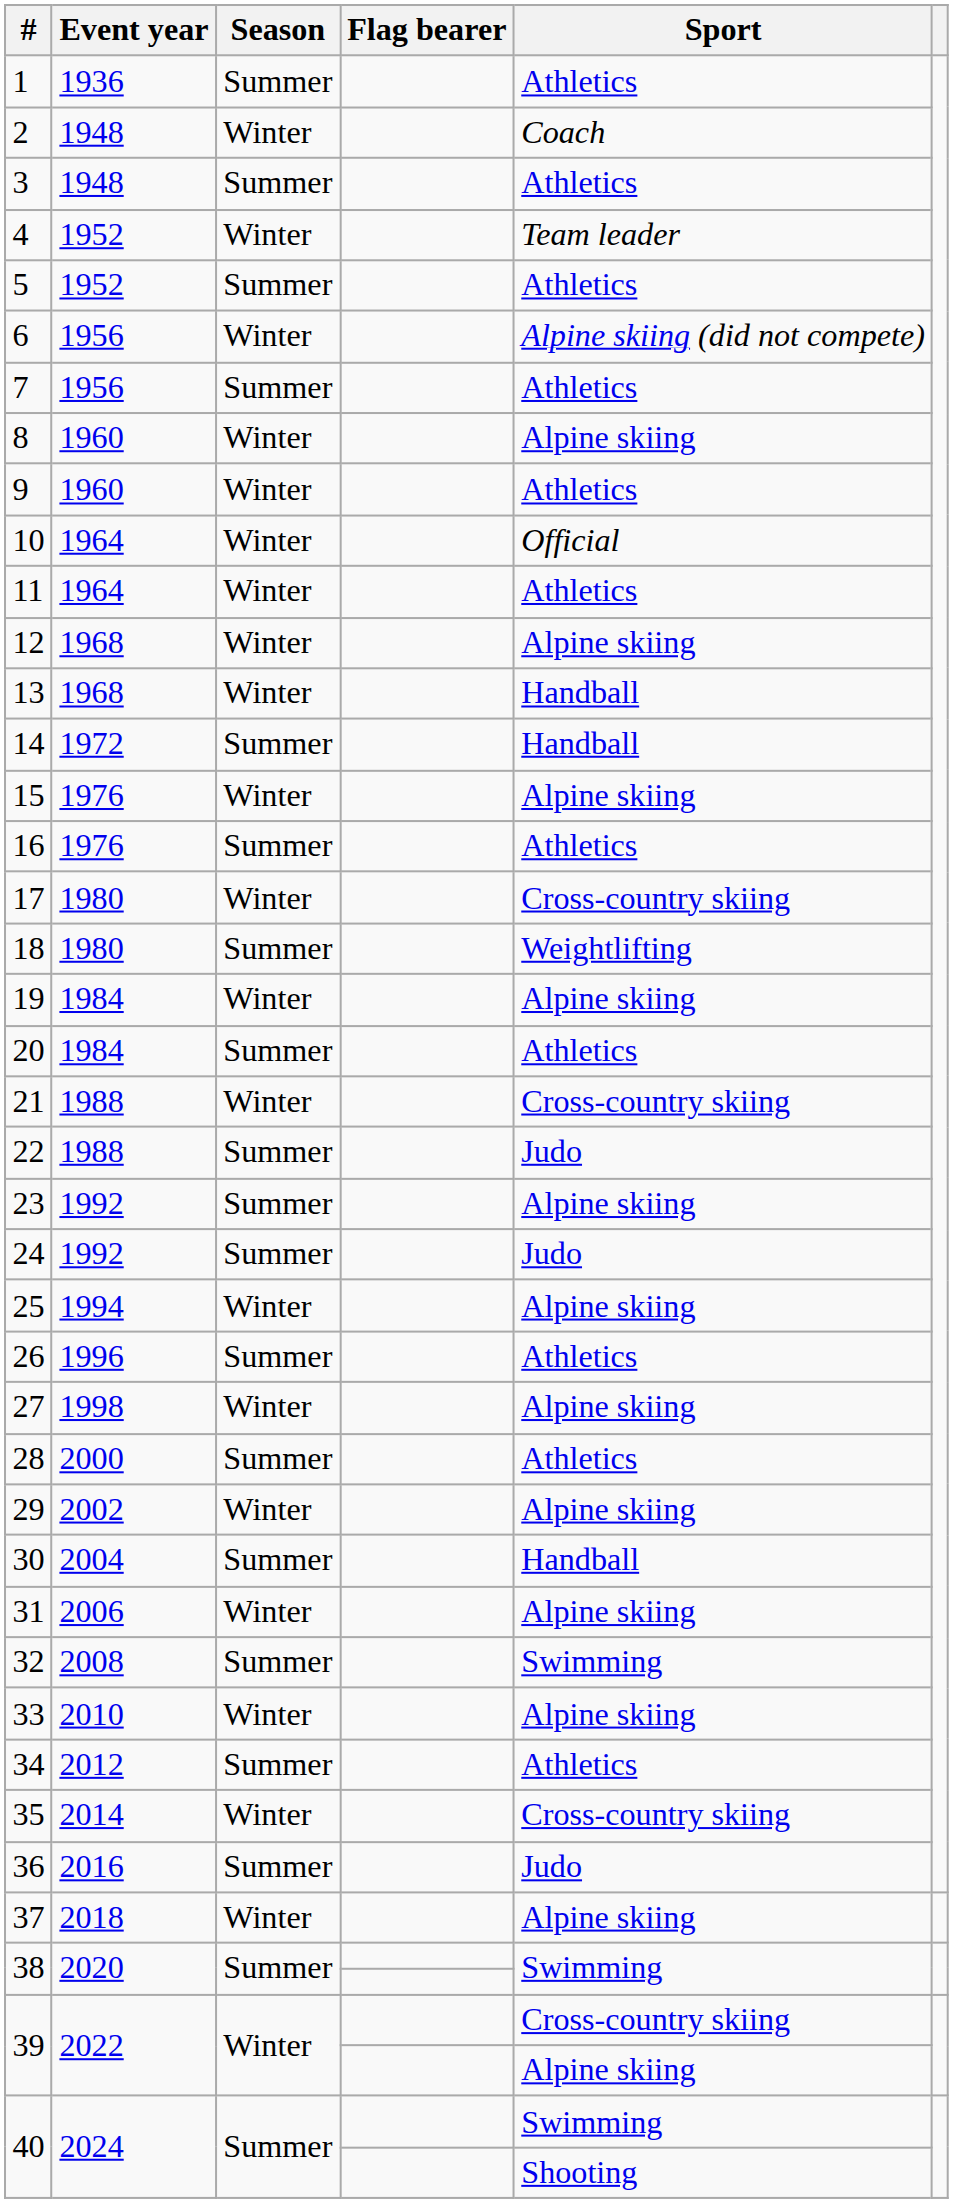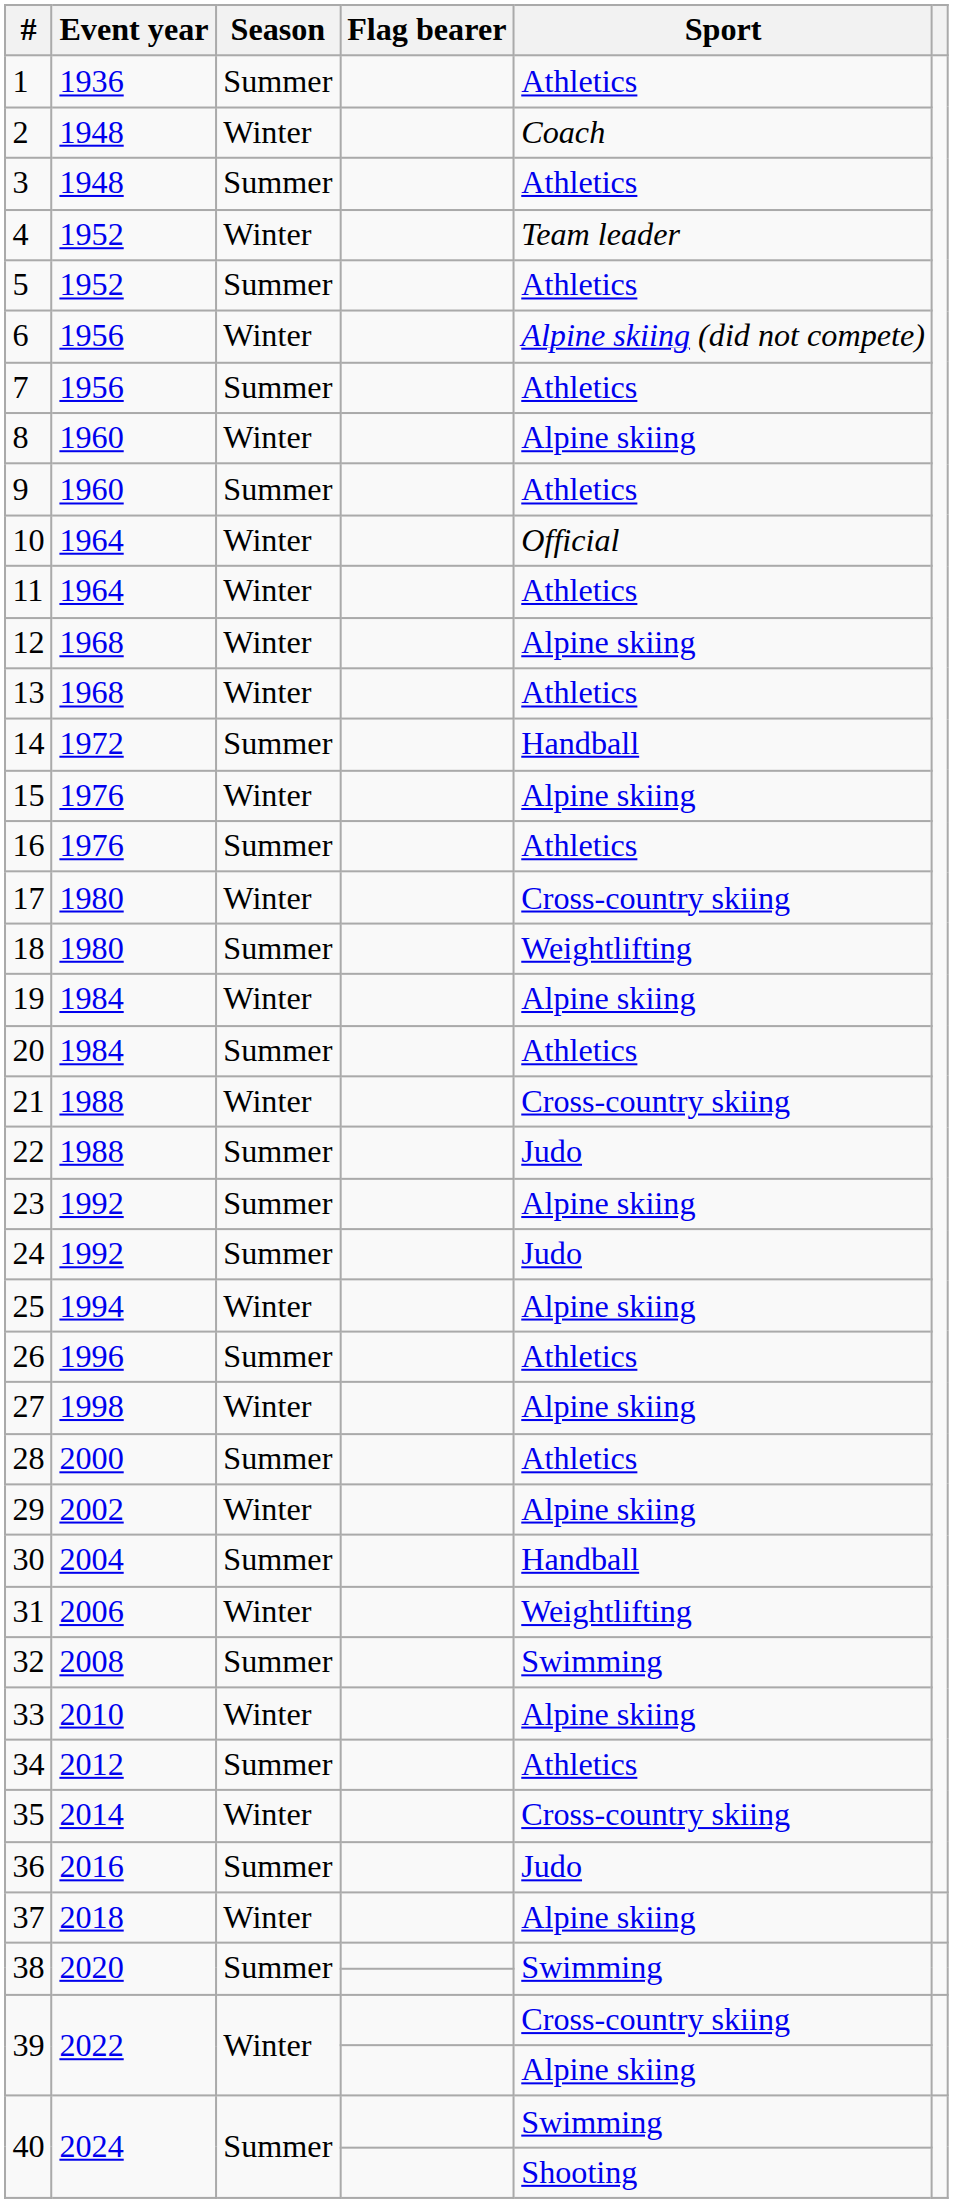(267, 489) Winter -> (278, 489) Summer
(580, 693) Handball -> (579, 693) Athletics
(608, 1611) Alpine skiing -> (607, 1611) Weightlifting
